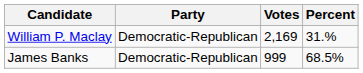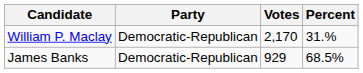(281, 36) 2,169 -> (281, 36) 2,170
(275, 57) 999 -> (275, 57) 929
